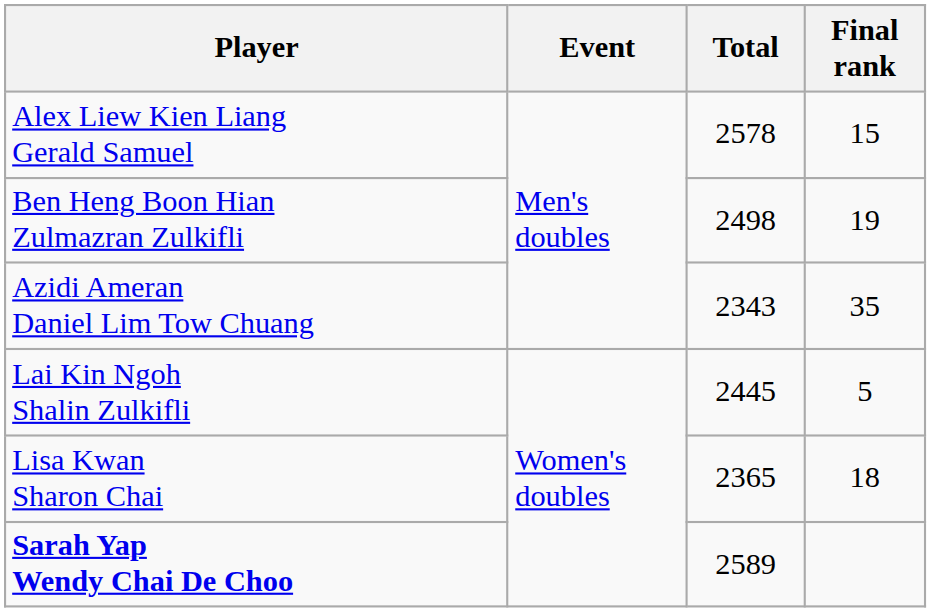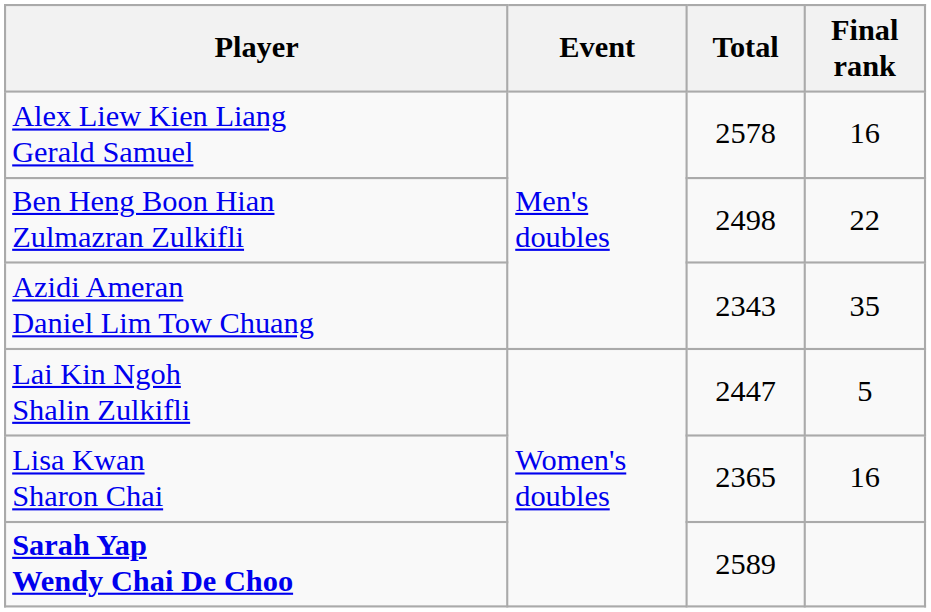(865, 133) 15 -> (865, 133) 16
(865, 219) 19 -> (865, 219) 22
(746, 391) 2445 -> (746, 391) 2447
(865, 477) 18 -> (865, 477) 16
